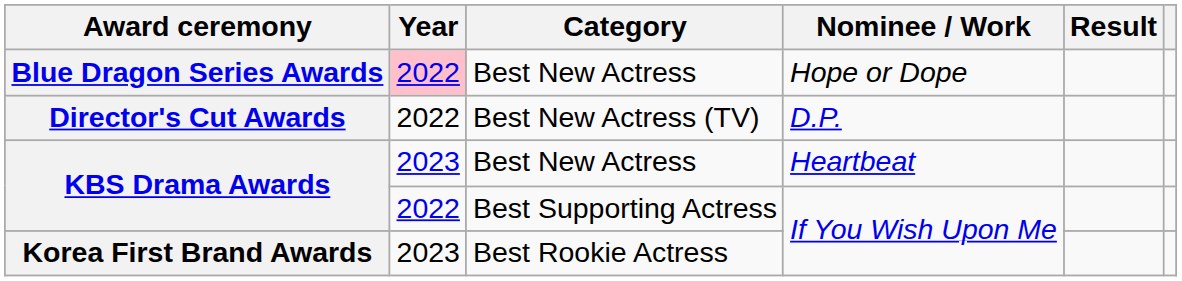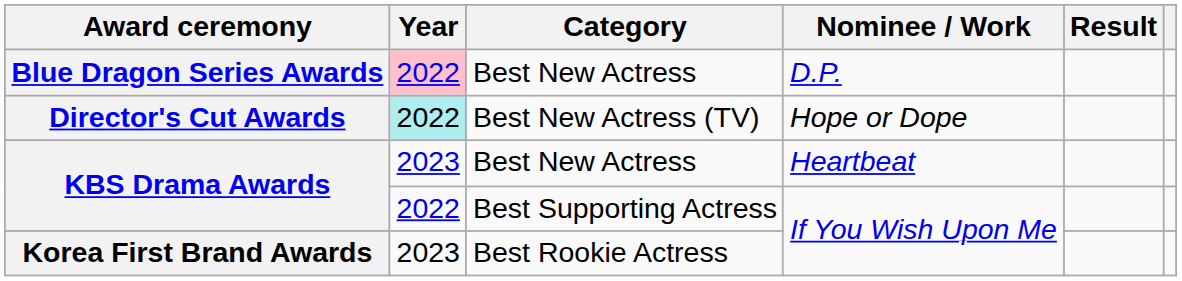(879, 72) Hope or Dope -> (816, 72) D.P.
(428, 117) no background -> (428, 117) paleturquoise background
(816, 117) D.P. -> (879, 117) Hope or Dope
